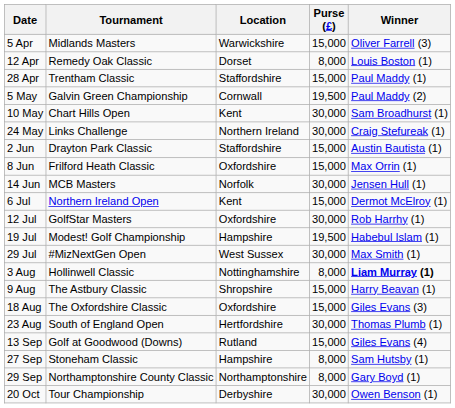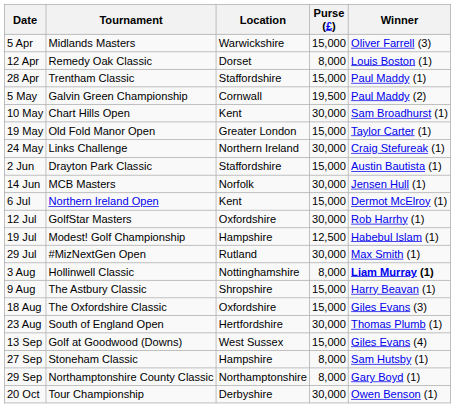+ row: (25, 131)
- row: (21, 166)
(329, 237) 19,500 -> (329, 237) 12,500
(251, 254) West Sussex -> (238, 254) Rutland
(238, 342) Rutland -> (251, 342) West Sussex
